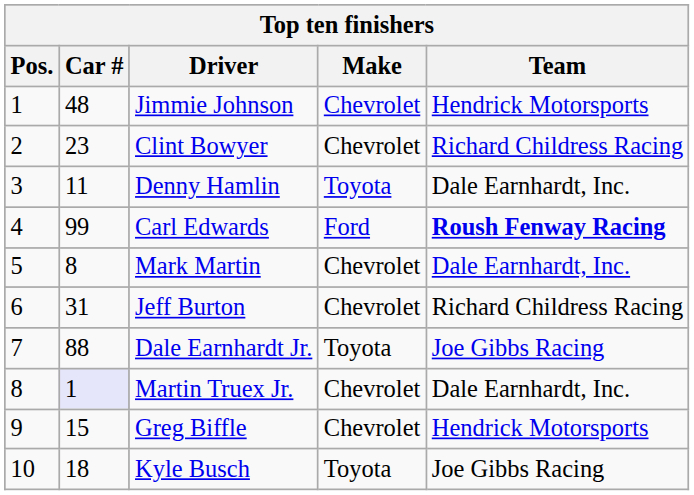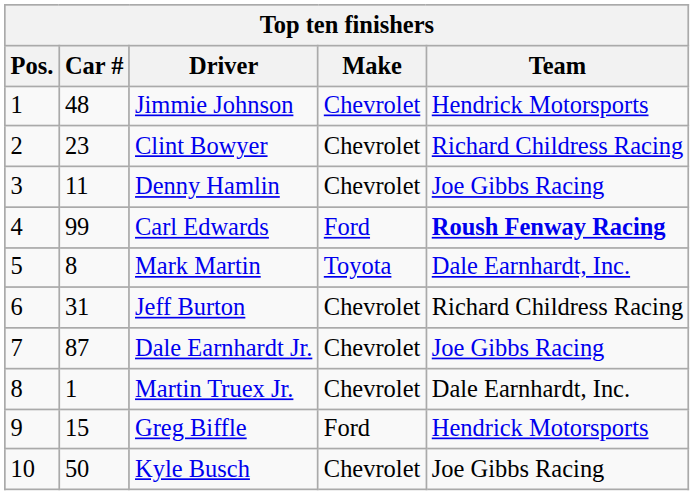(358, 186) Toyota -> (372, 186) Chevrolet
(531, 186) Dale Earnhardt, Inc. -> (518, 186) Joe Gibbs Racing
(372, 267) Chevrolet -> (358, 267) Toyota
(77, 348) 88 -> (77, 348) 87
(358, 348) Toyota -> (372, 348) Chevrolet
(71, 388) lavender background -> (71, 388) no background
(372, 428) Chevrolet -> (347, 428) Ford
(77, 469) 18 -> (77, 469) 50
(358, 469) Toyota -> (372, 469) Chevrolet
